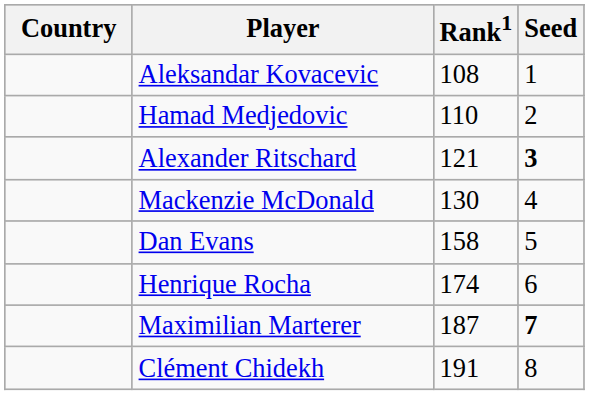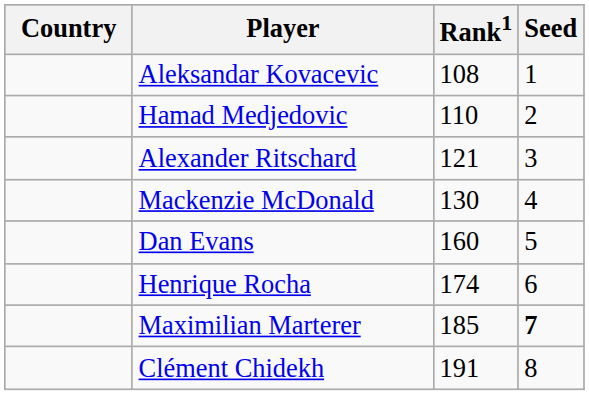(531, 158) bold -> (531, 158) normal
(459, 241) 158 -> (459, 241) 160
(459, 325) 187 -> (459, 325) 185
